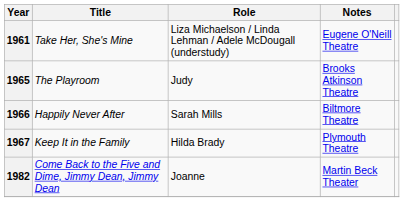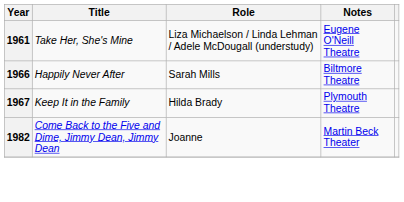- row: (18, 80)
